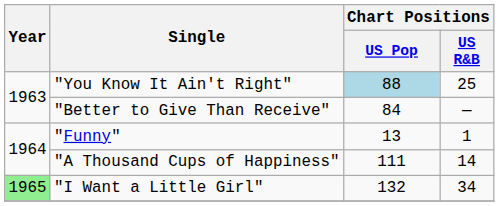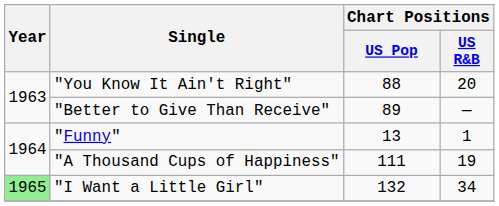(392, 85) lightblue background -> (392, 85) no background
(467, 85) 25 -> (467, 85) 20
(392, 110) 84 -> (392, 110) 89
(467, 162) 14 -> (467, 162) 19
